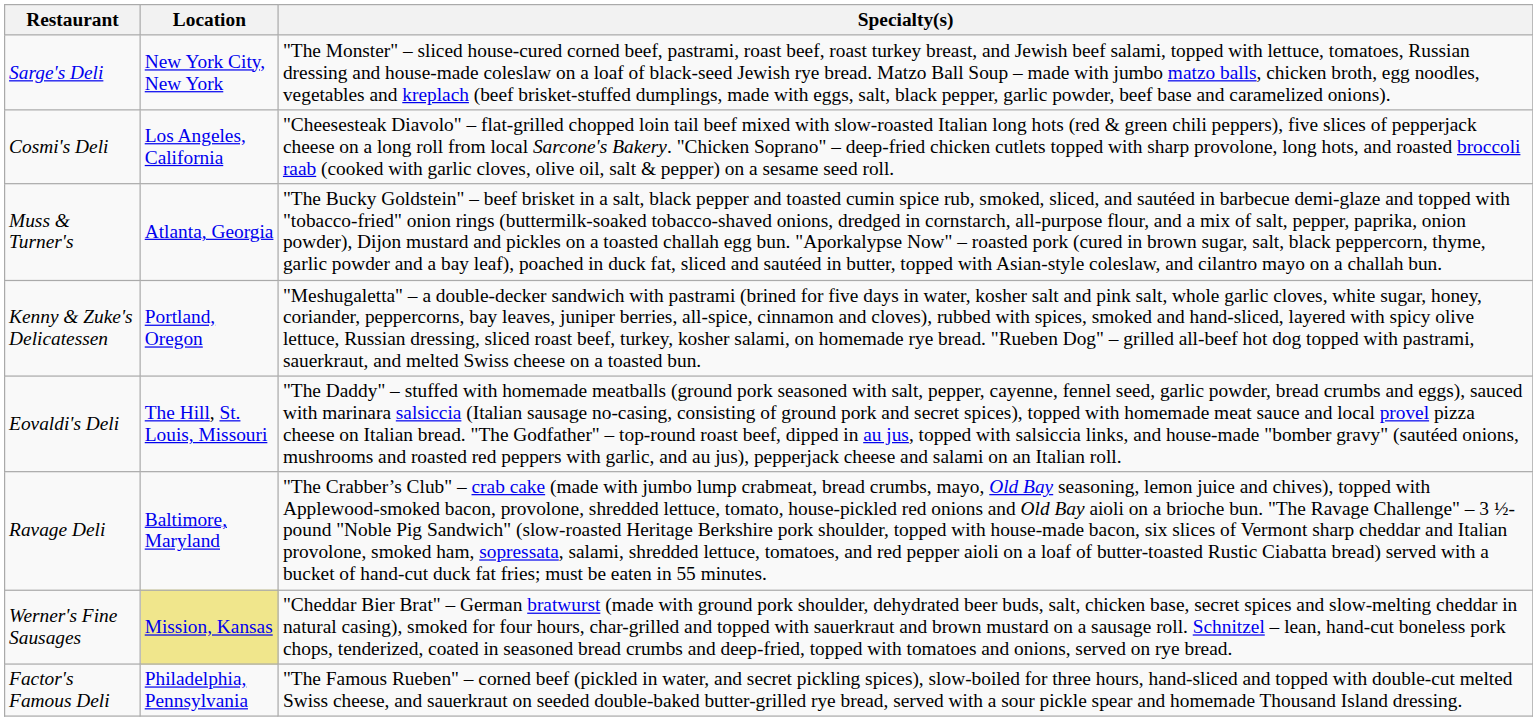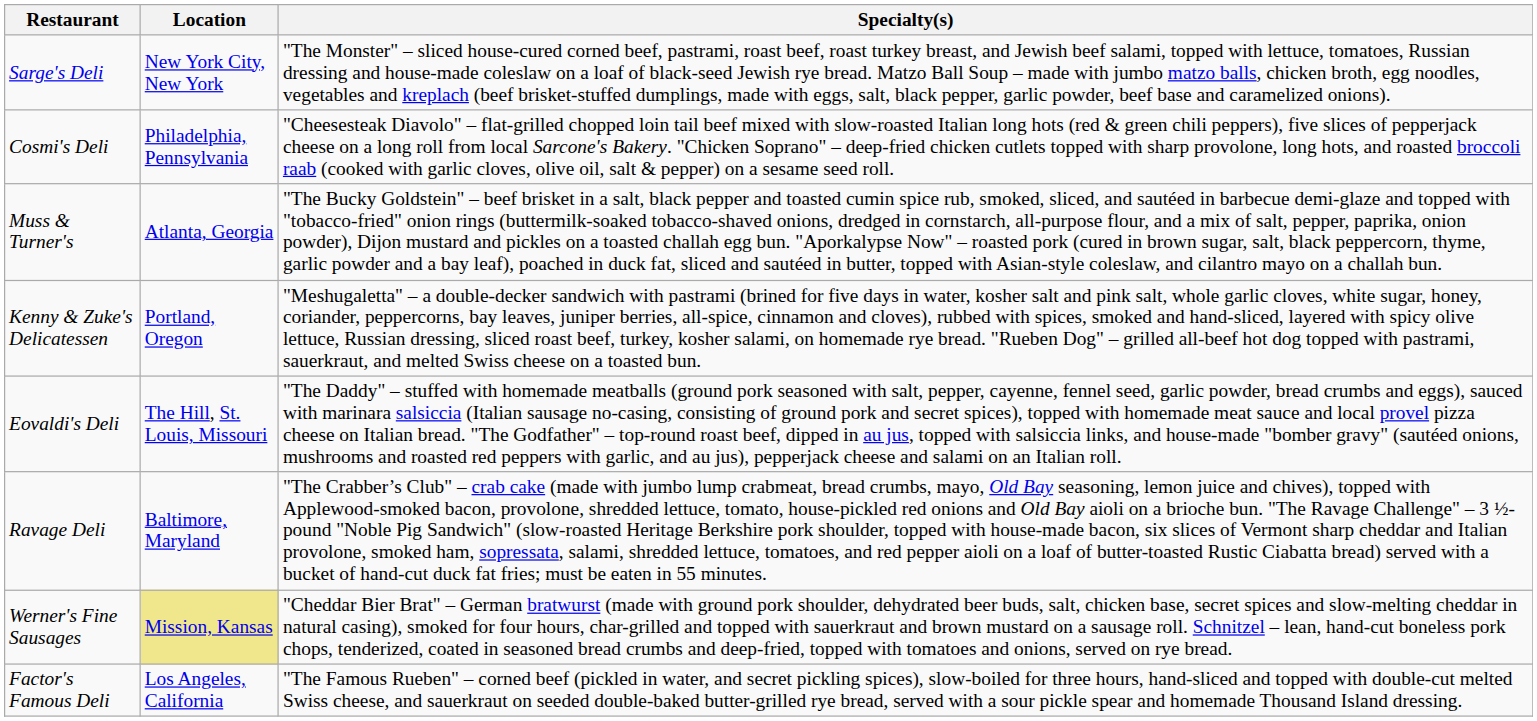(195, 146) Los Angeles, California -> (196, 146) Philadelphia, Pennsylvania
(196, 690) Philadelphia, Pennsylvania -> (195, 690) Los Angeles, California
